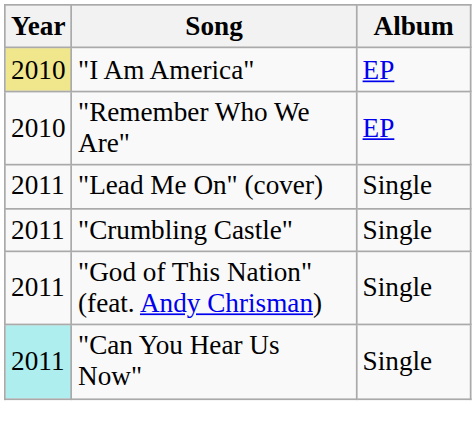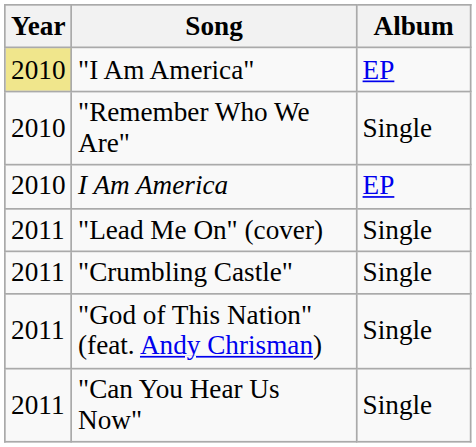(378, 127) EP -> (397, 127) Single
+ row: (153, 186)
(38, 361) paleturquoise background -> (38, 404) no background
